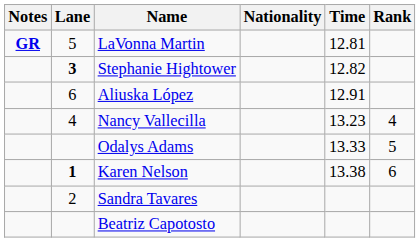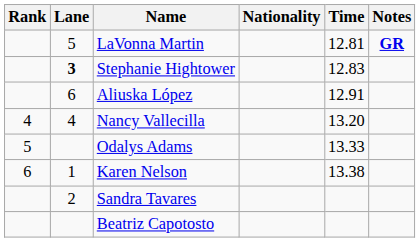columns swapped: (392, 17) <-> (28, 17)
(347, 69) 12.82 -> (346, 69) 12.83
(347, 120) 13.23 -> (346, 120) 13.20
(72, 172) bold -> (72, 172) normal
